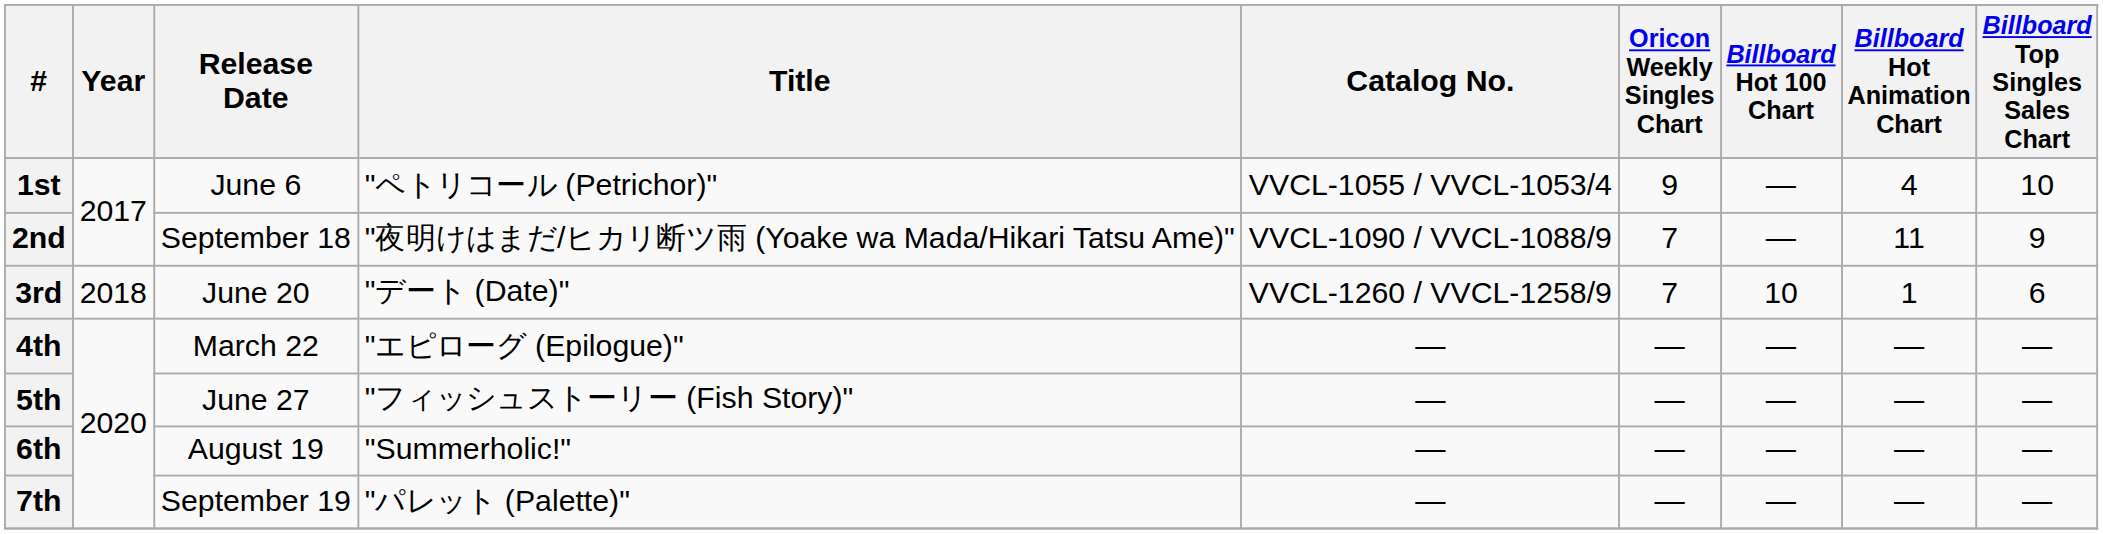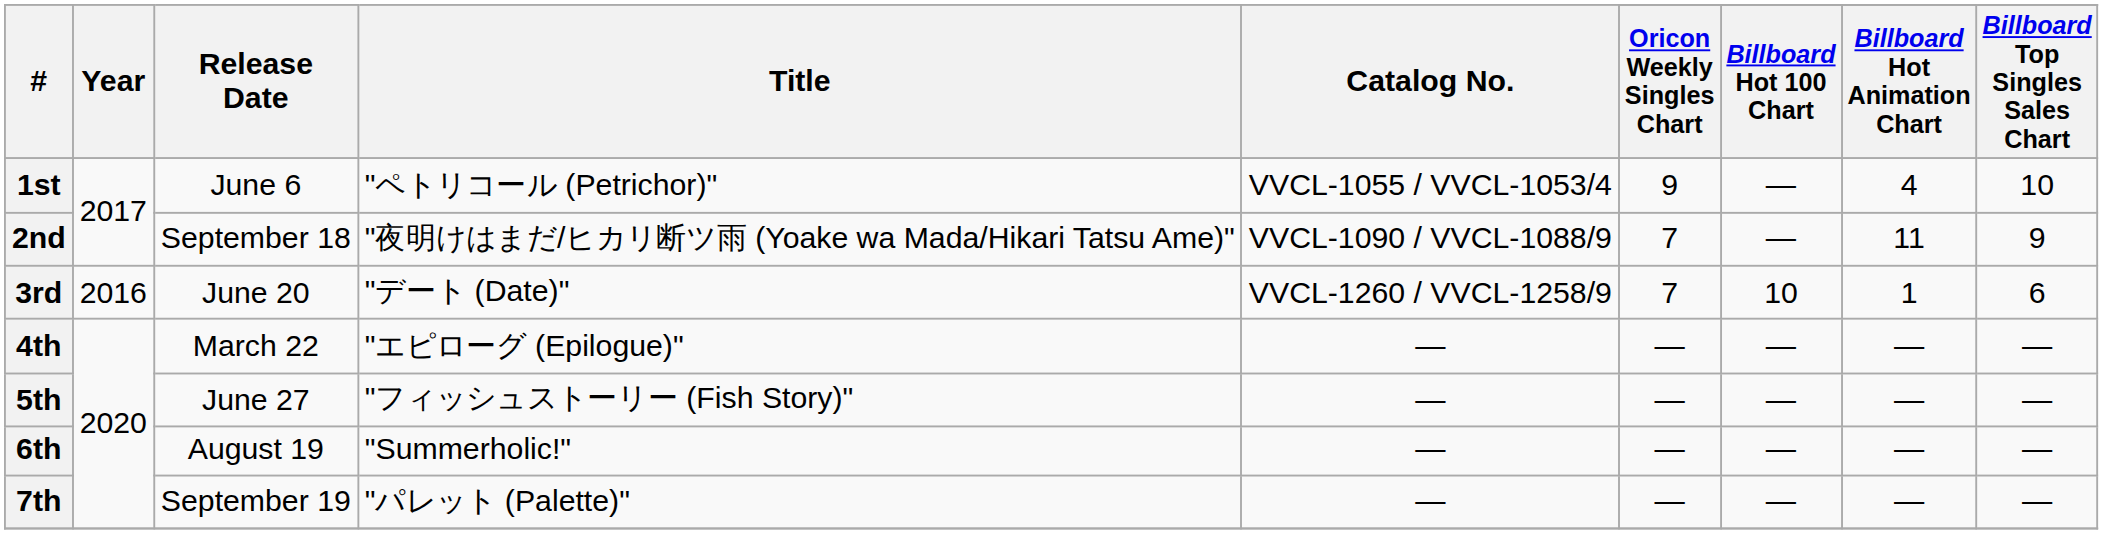(113, 292) 2018 -> (113, 292) 2016
